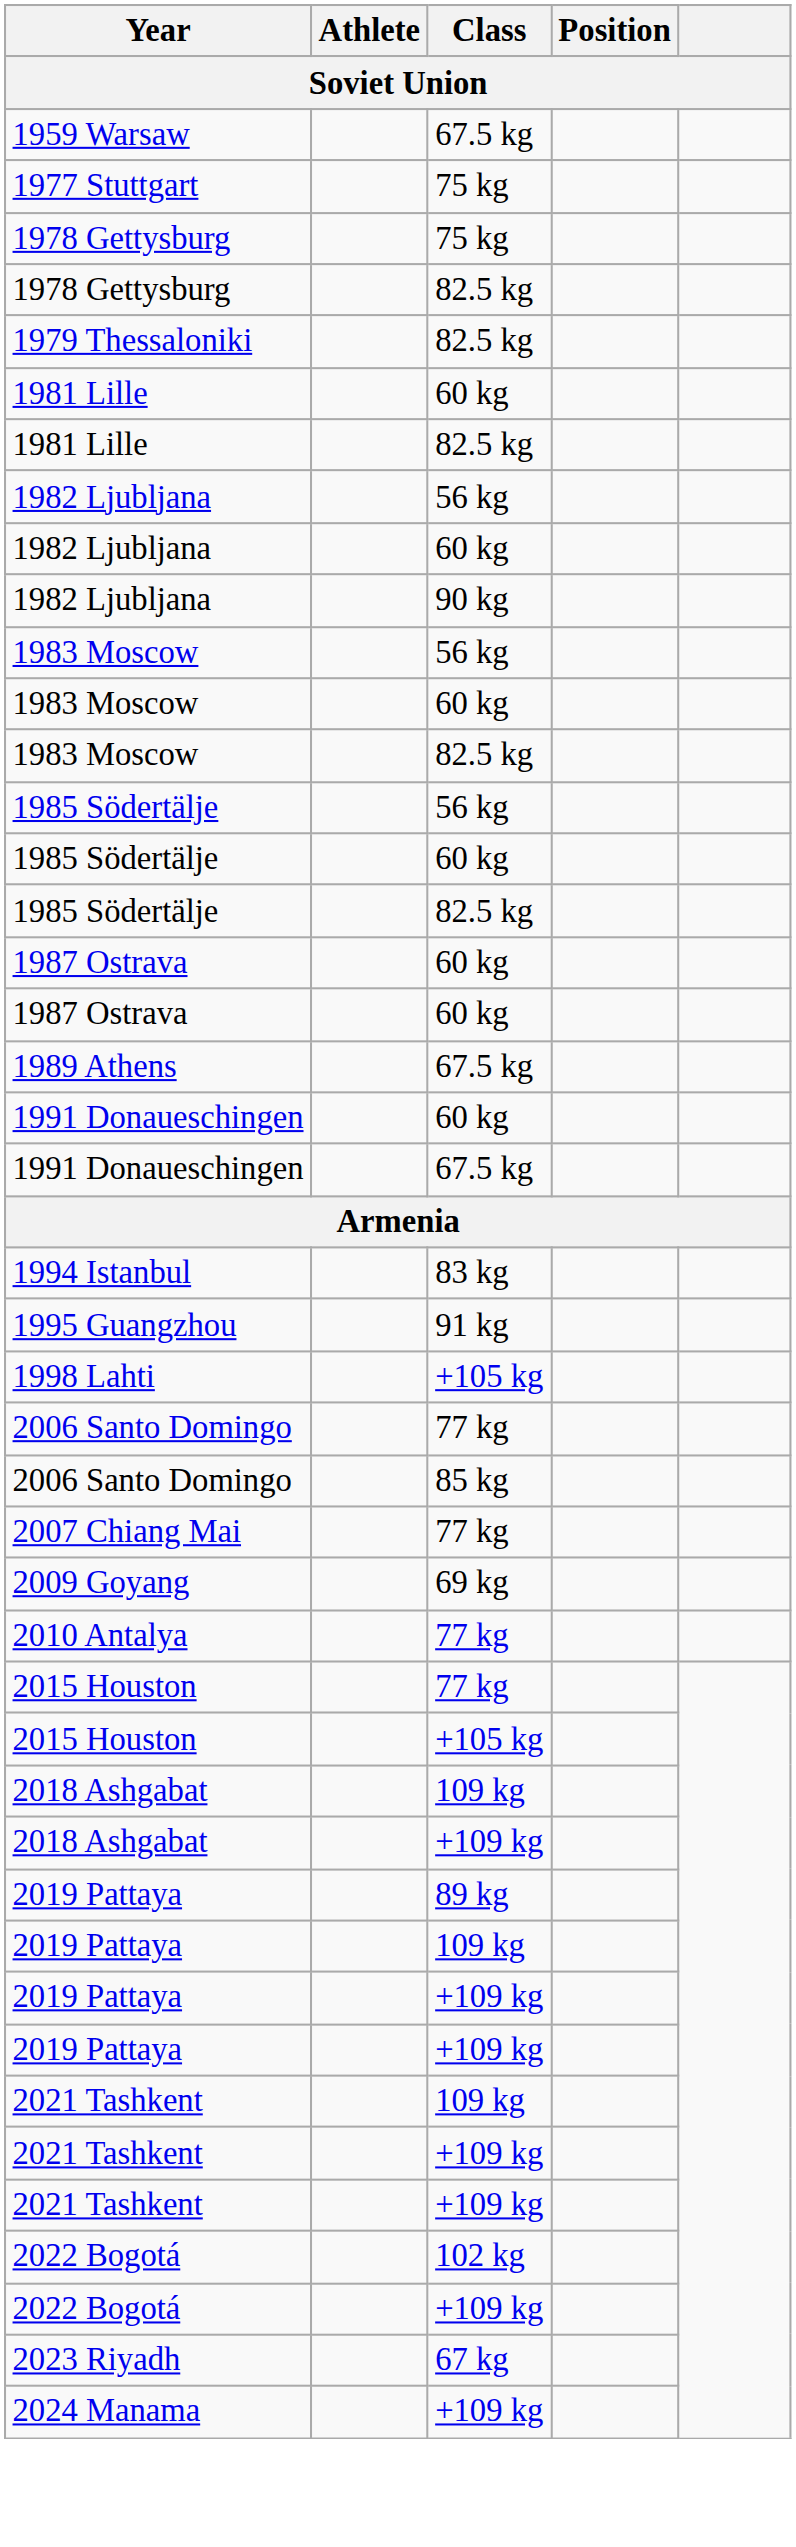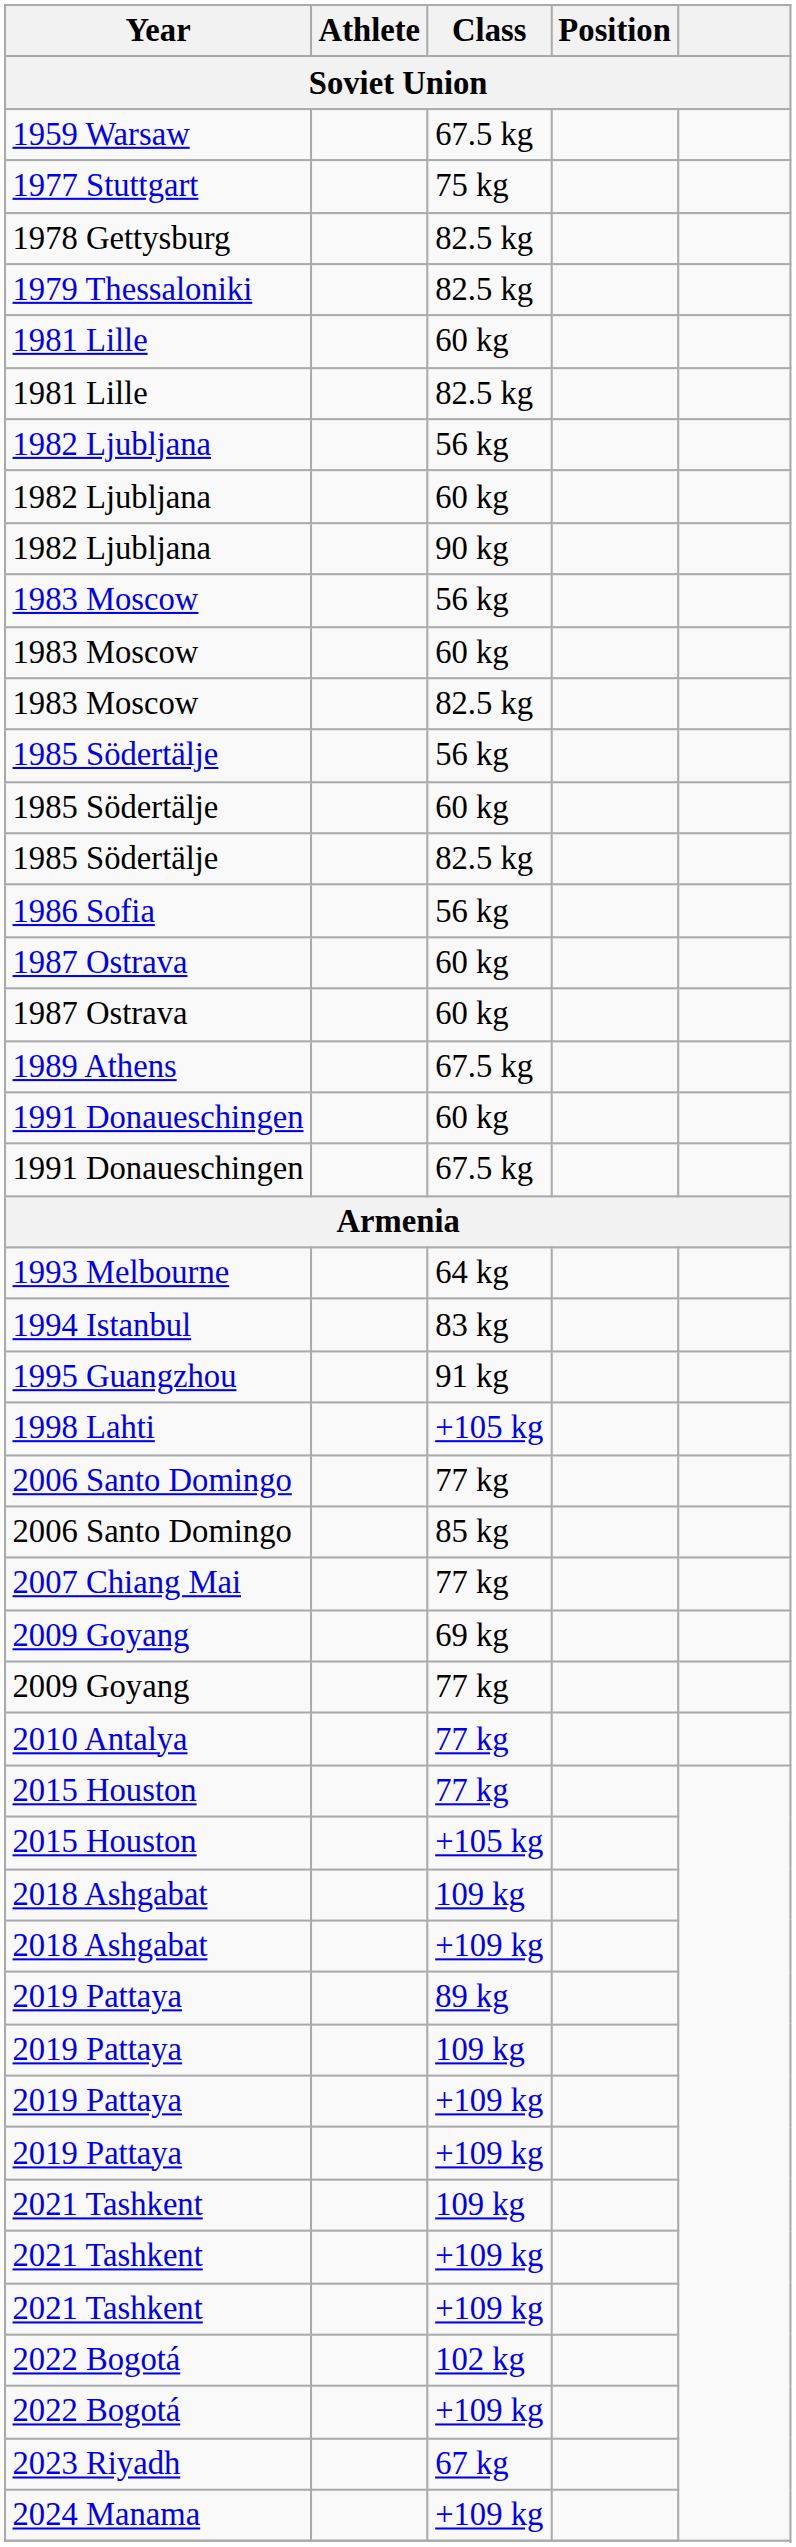- row: (121, 237)
+ row: (84, 910)
+ row: (121, 1272)
+ row: (101, 1686)
